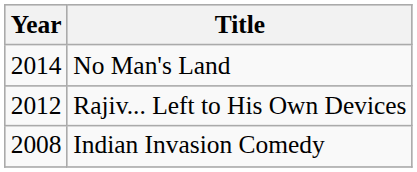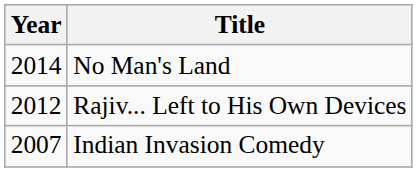(36, 145) 2008 -> (36, 145) 2007
